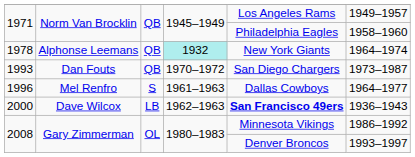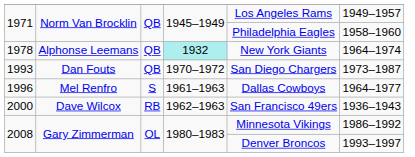(152, 106) LB -> (152, 106) RB
(287, 106) bold -> (283, 106) normal
